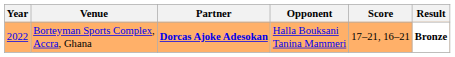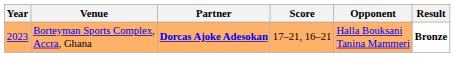columns swapped: (310, 13) <-> (381, 13)
(18, 37) 2022 -> (18, 37) 2023
